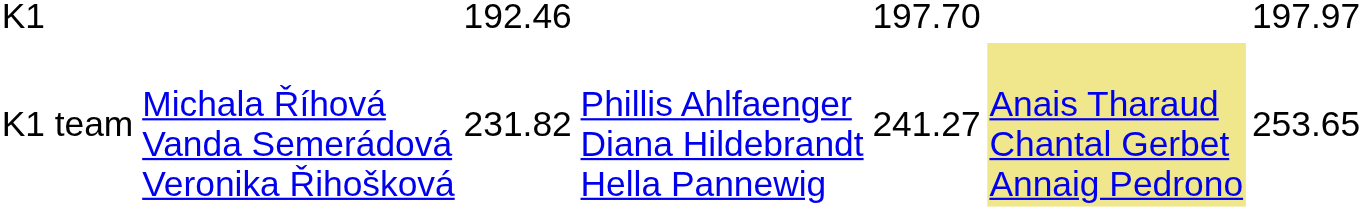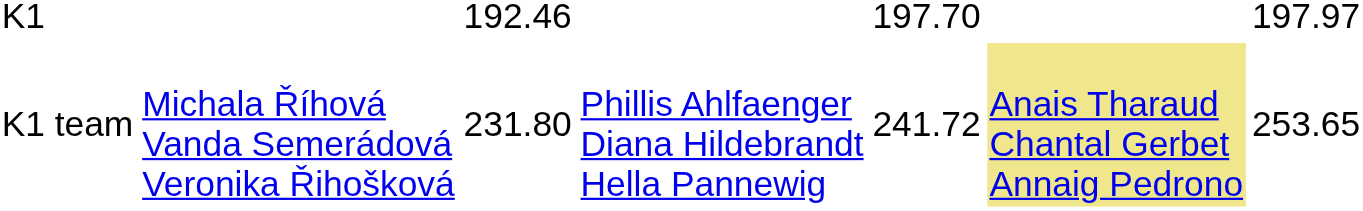(518, 124) 231.82 -> (518, 124) 231.80
(927, 124) 241.27 -> (927, 124) 241.72
